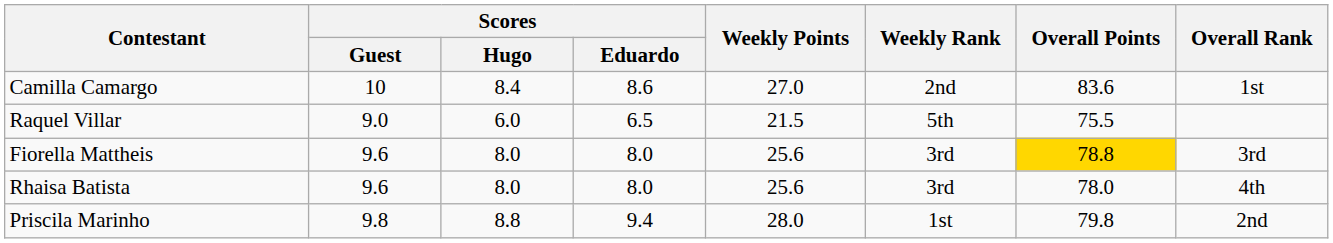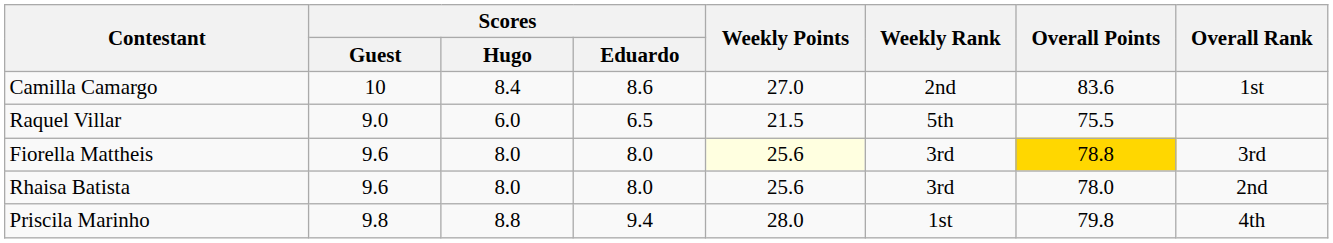(785, 154) no background -> (785, 154) lightyellow background
(1252, 187) 4th -> (1252, 187) 2nd
(1252, 220) 2nd -> (1252, 220) 4th
